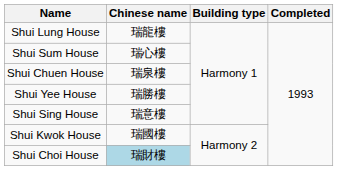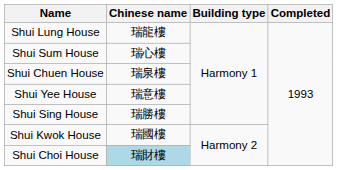(148, 93) 瑞勝樓 -> (148, 93) 瑞意樓
(148, 114) 瑞意樓 -> (148, 114) 瑞勝樓
